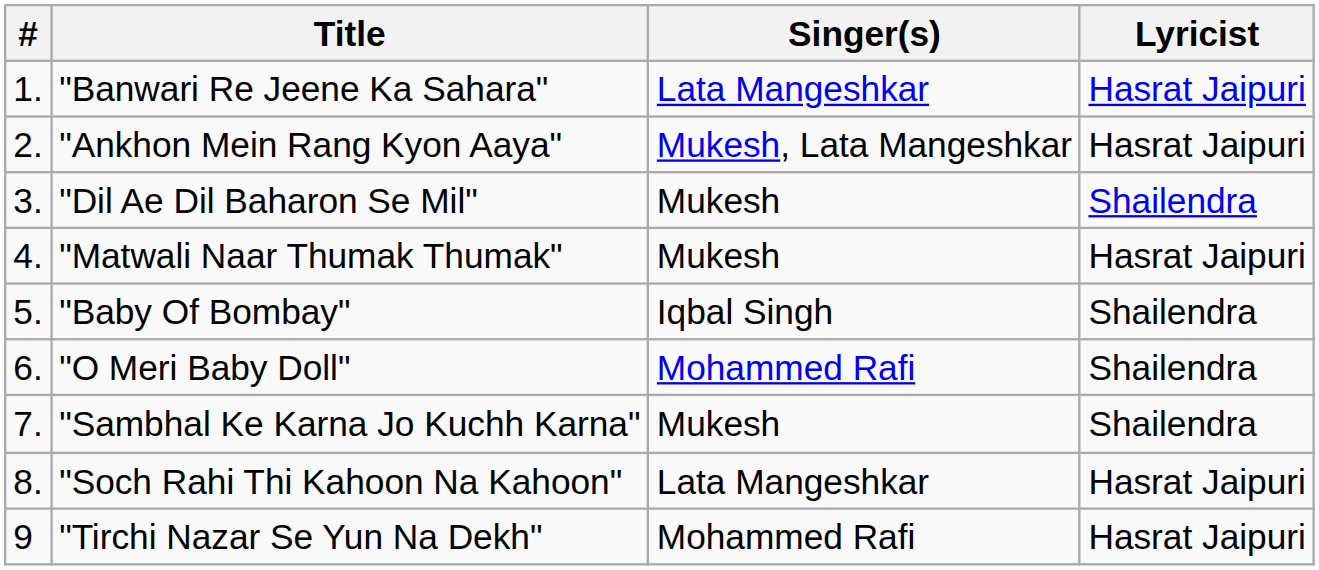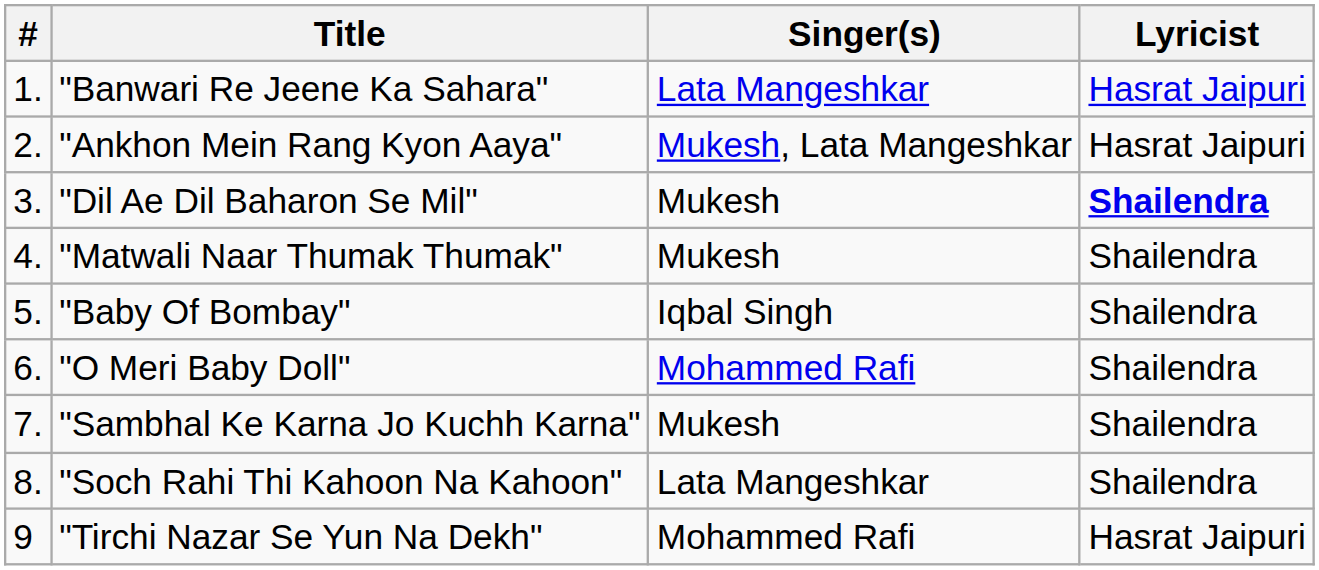(1173, 201) normal -> (1179, 201) bold
(1197, 257) Hasrat Jaipuri -> (1173, 257) Shailendra
(1197, 480) Hasrat Jaipuri -> (1173, 480) Shailendra
